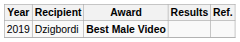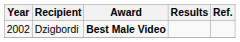(18, 29) 2019 -> (18, 29) 2002
